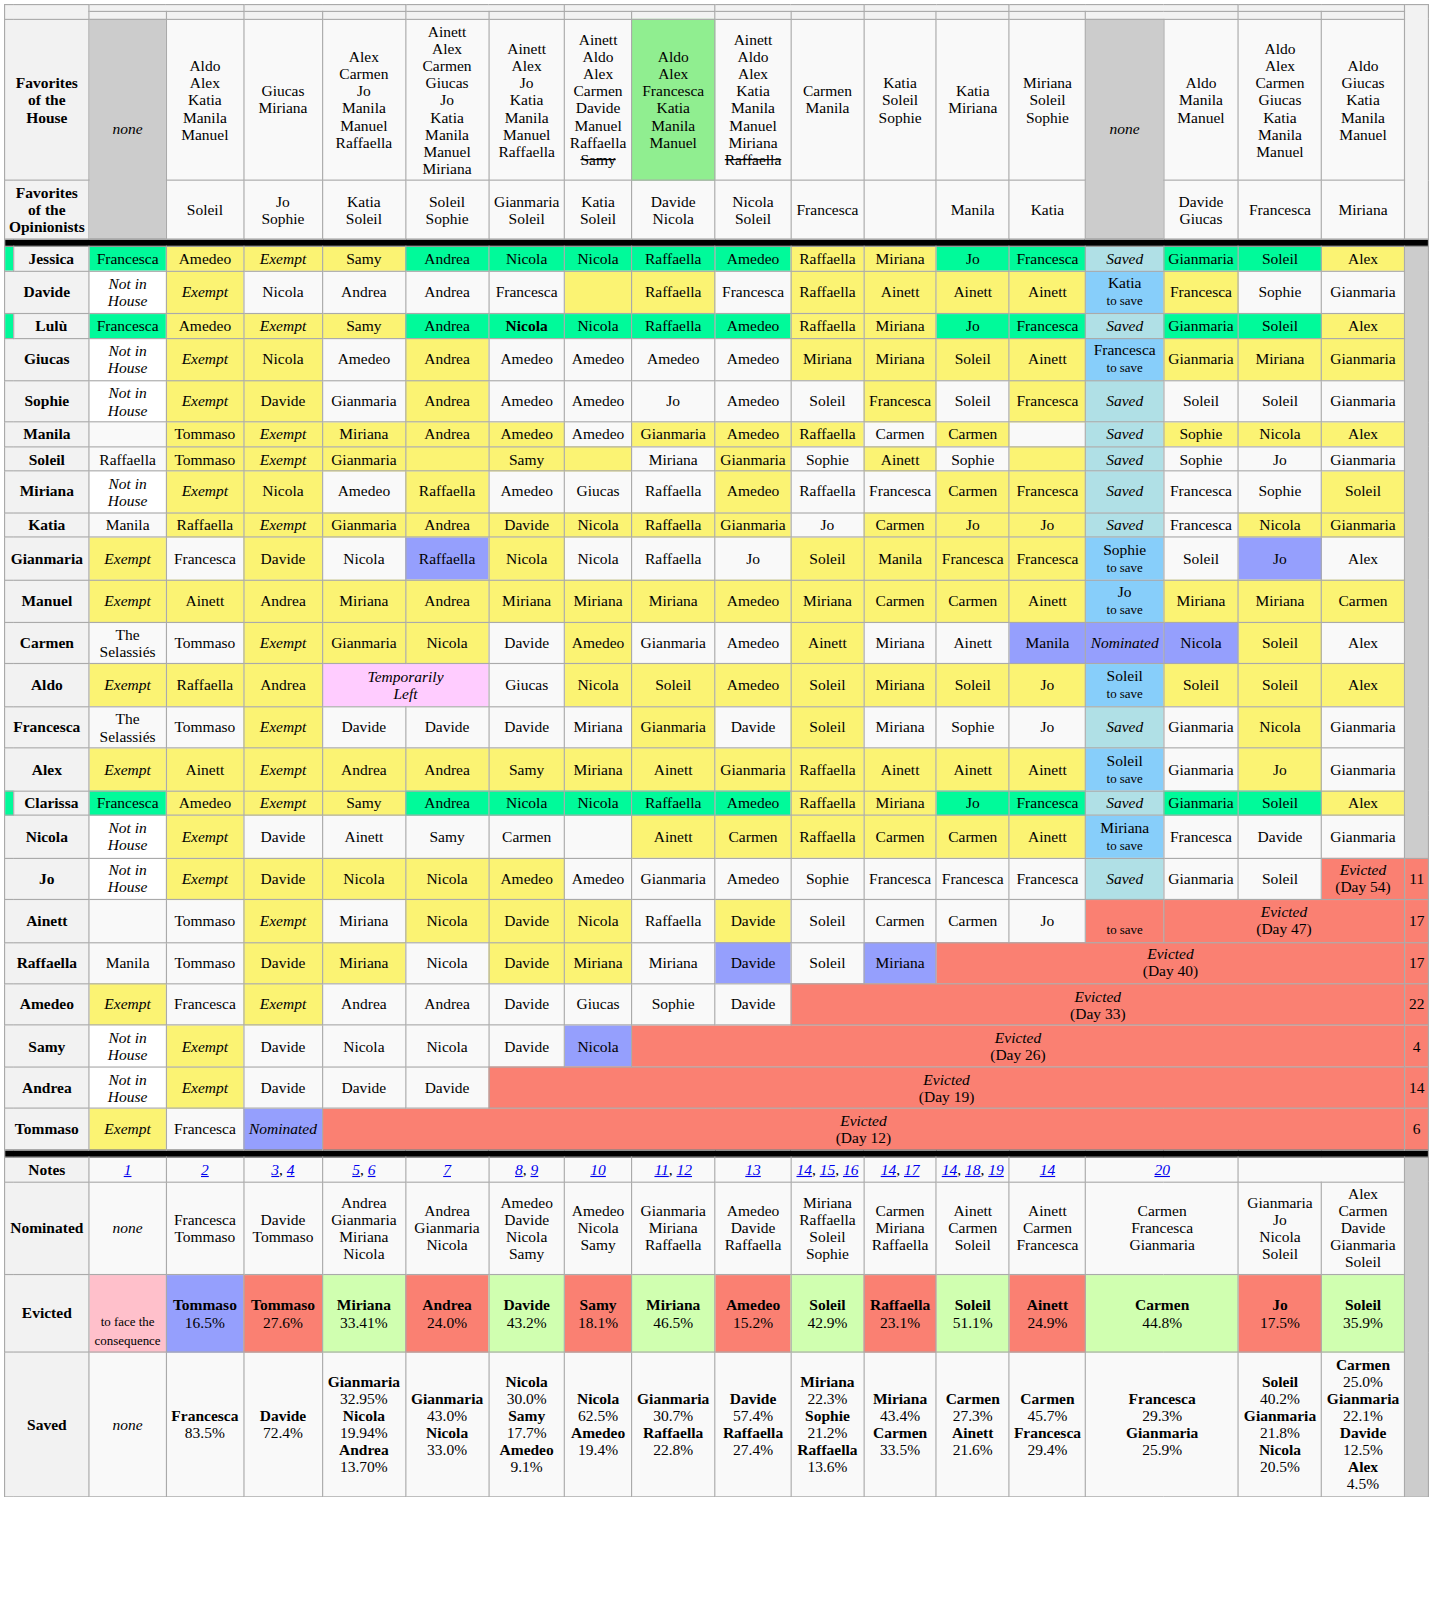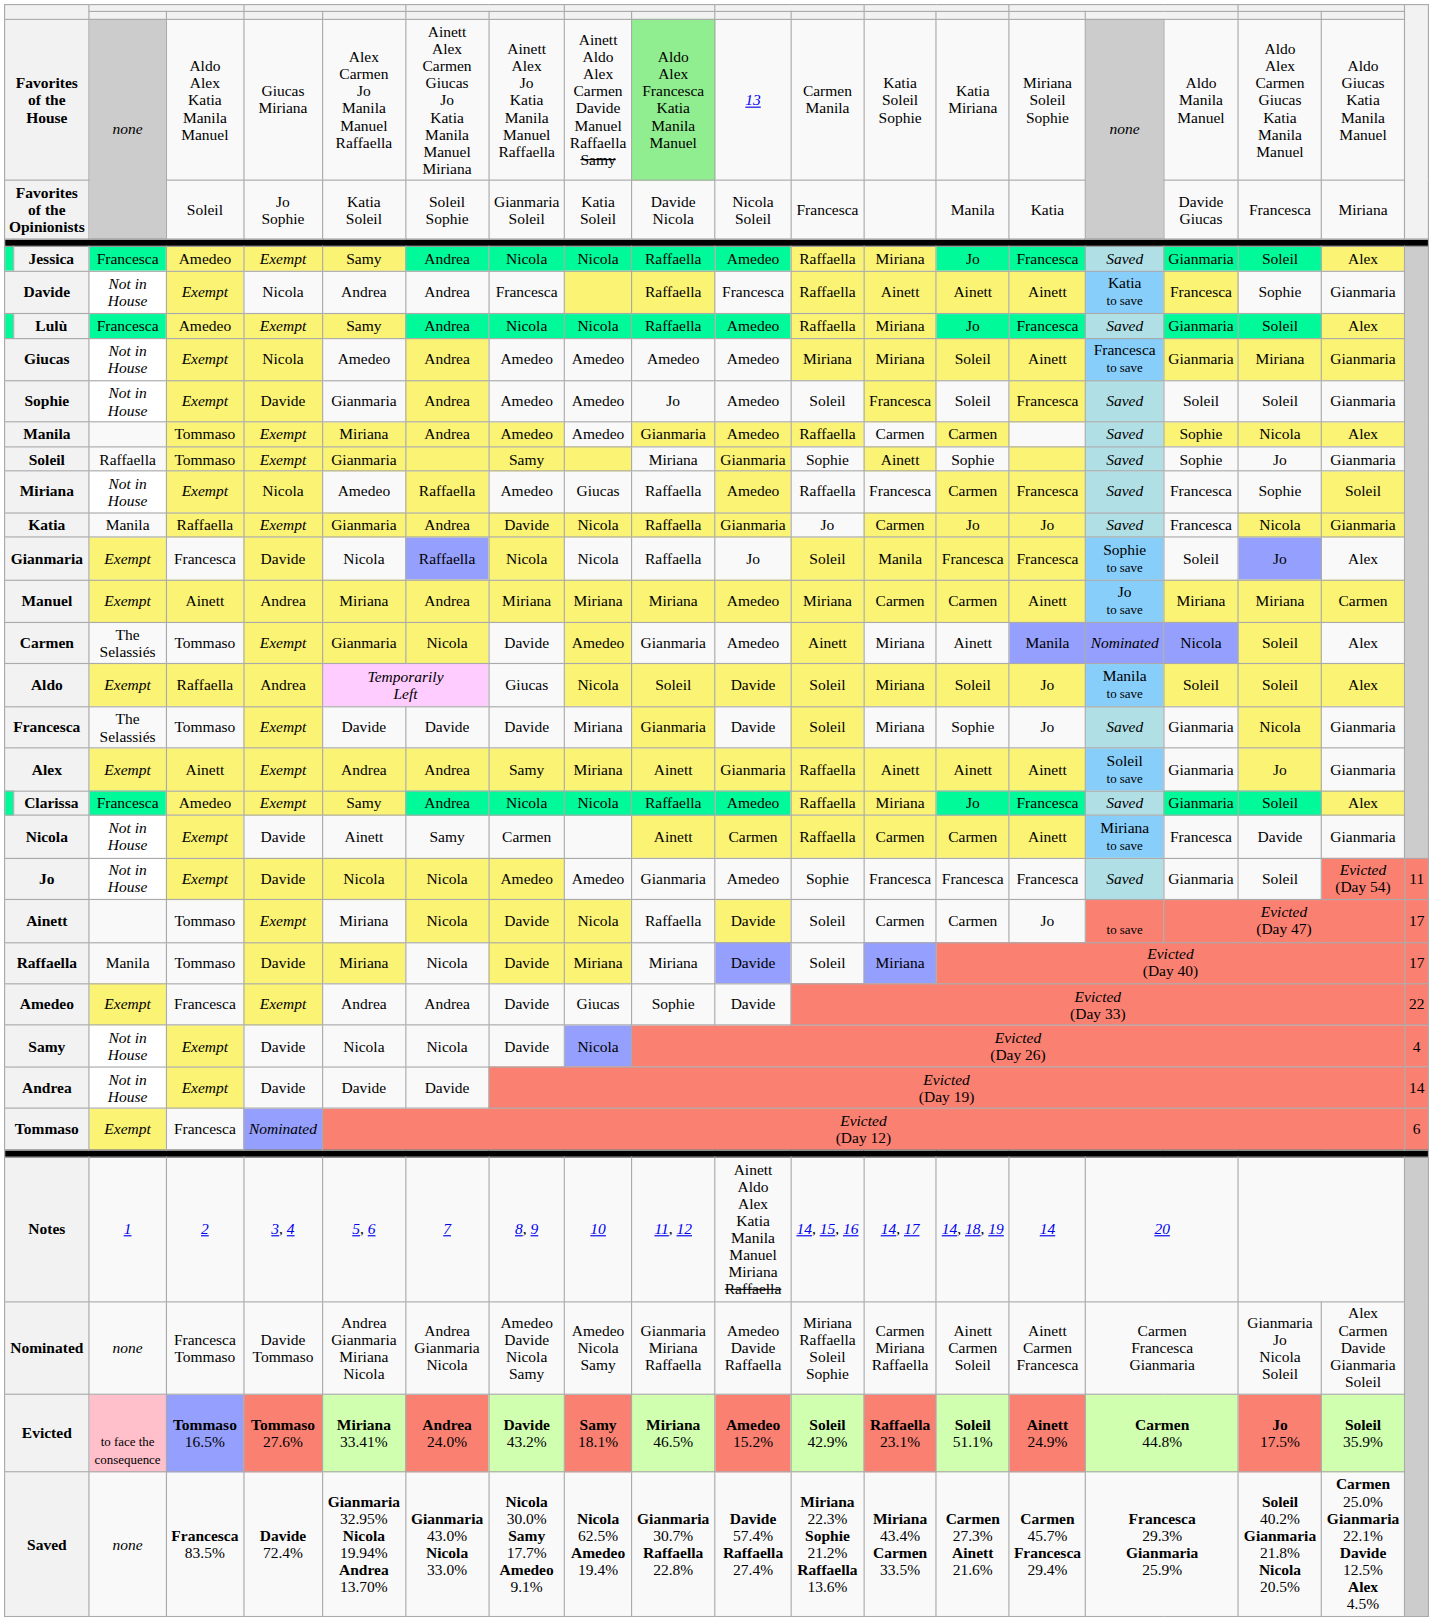(753, 99) Ainett Aldo Alex Katia Manila Manuel Miriana Raffaella -> (753, 99) 13
(527, 325) bold -> (527, 325) normal
(753, 685) Amedeo -> (753, 685) Davide
(1125, 684) Soleil to save -> (1125, 684) Manila to save
(753, 1169) 13 -> (753, 1229) Ainett Aldo Alex Katia Manila Manuel Miriana Raffaella
